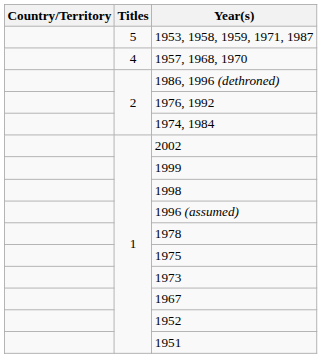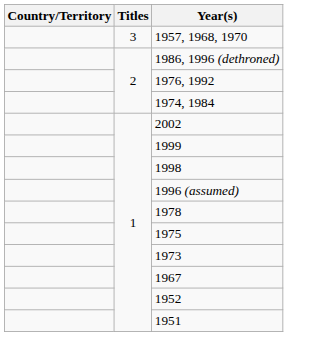- row: (234, 37)
(133, 59) 4 -> (133, 37) 3
